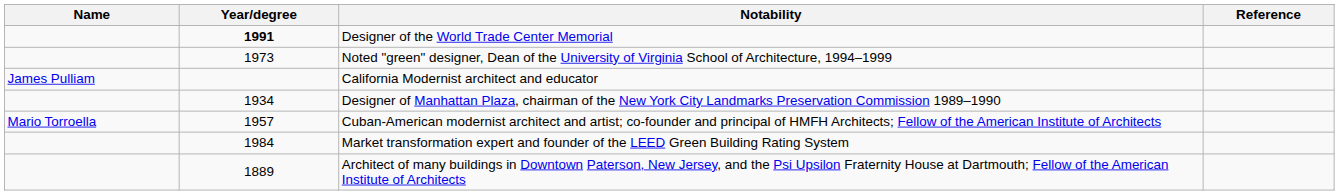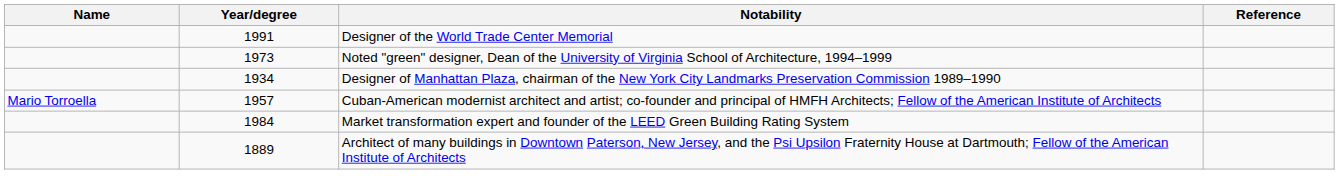(259, 36) bold -> (259, 36) normal
- row: (470, 79)
